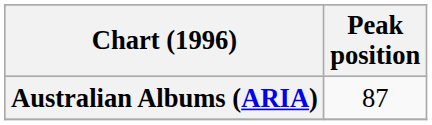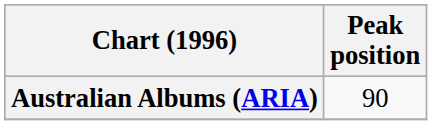(375, 97) 87 -> (375, 97) 90
